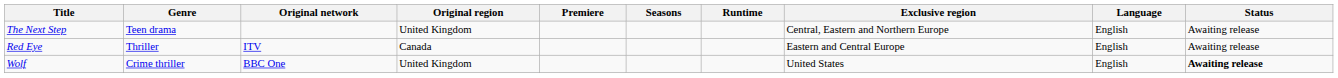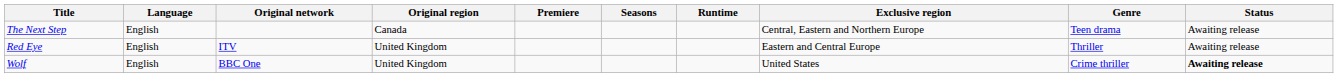columns swapped: (182, 13) <-> (1139, 13)
(435, 30) United Kingdom -> (391, 30) Canada
(415, 47) Canada -> (411, 47) United Kingdom
